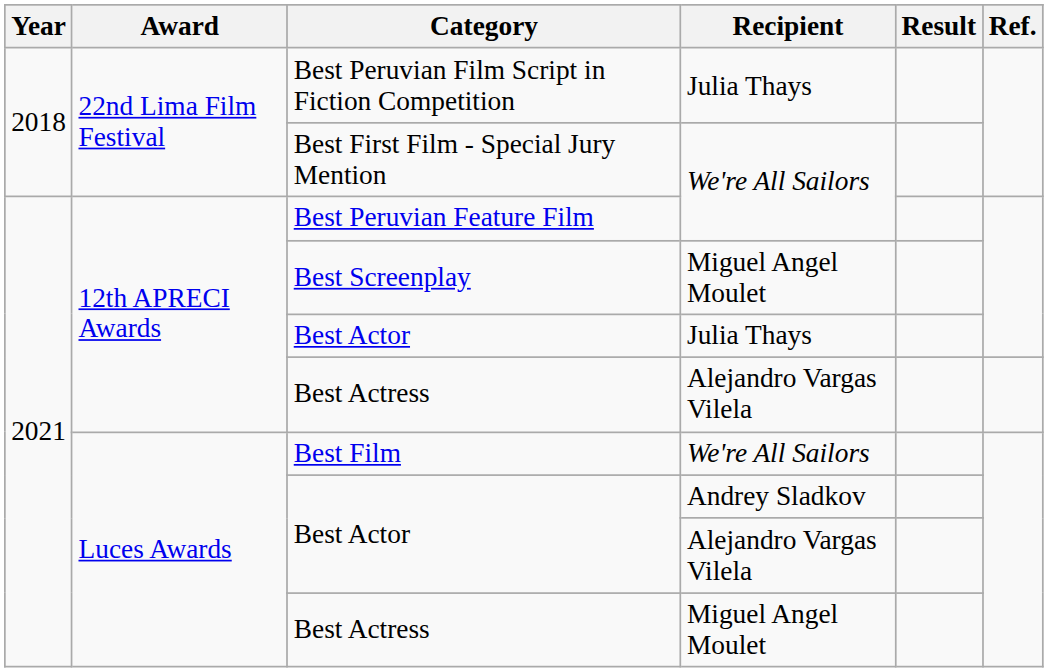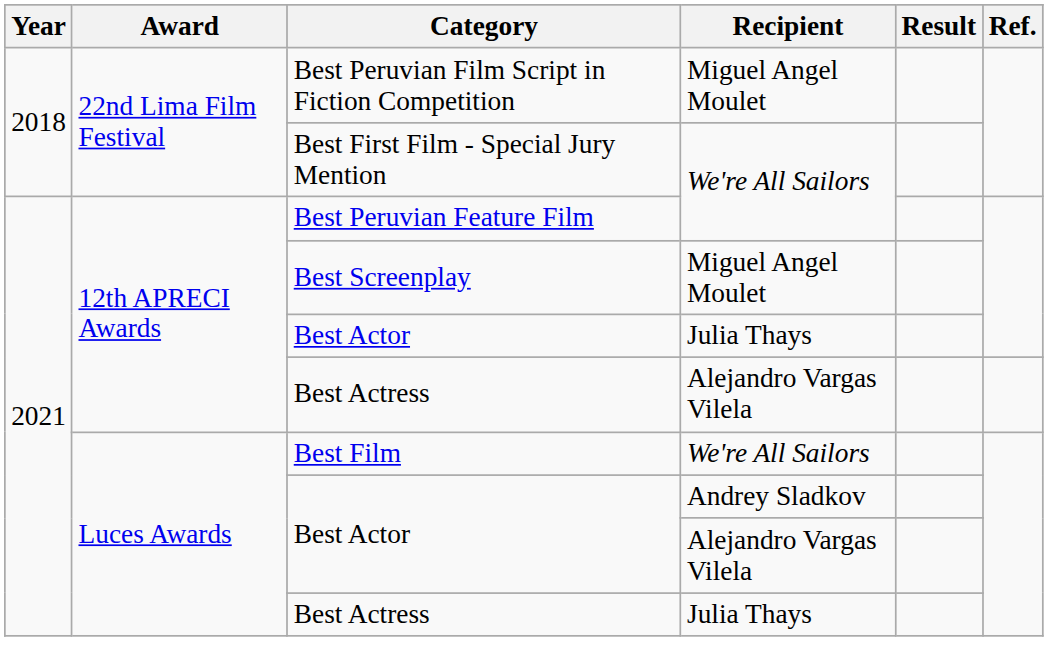(749, 84) Julia Thays -> (763, 84) Miguel Angel Moulet
(763, 629) Miguel Angel Moulet -> (749, 614) Julia Thays
